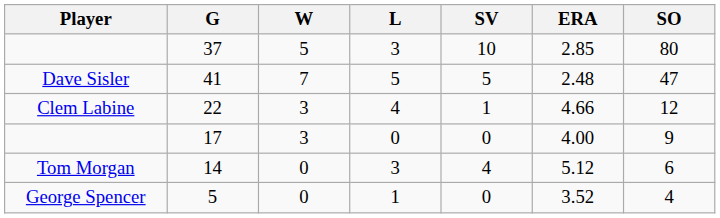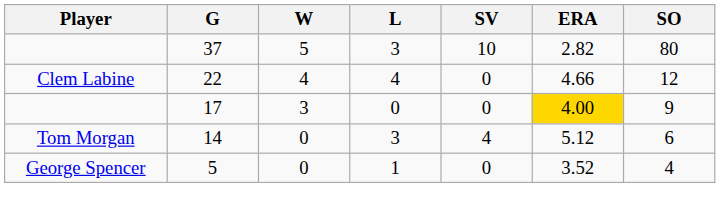(578, 49) 2.85 -> (578, 49) 2.82
- row: (213, 78)
(304, 108) 3 -> (304, 78) 4
(486, 108) 1 -> (486, 78) 0
(578, 138) no background -> (578, 108) gold background
